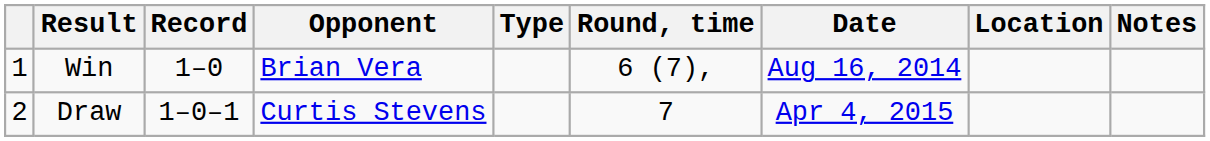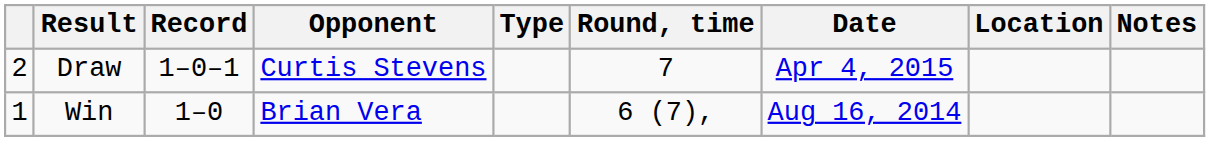rows swapped: (89, 114) <-> (89, 71)
